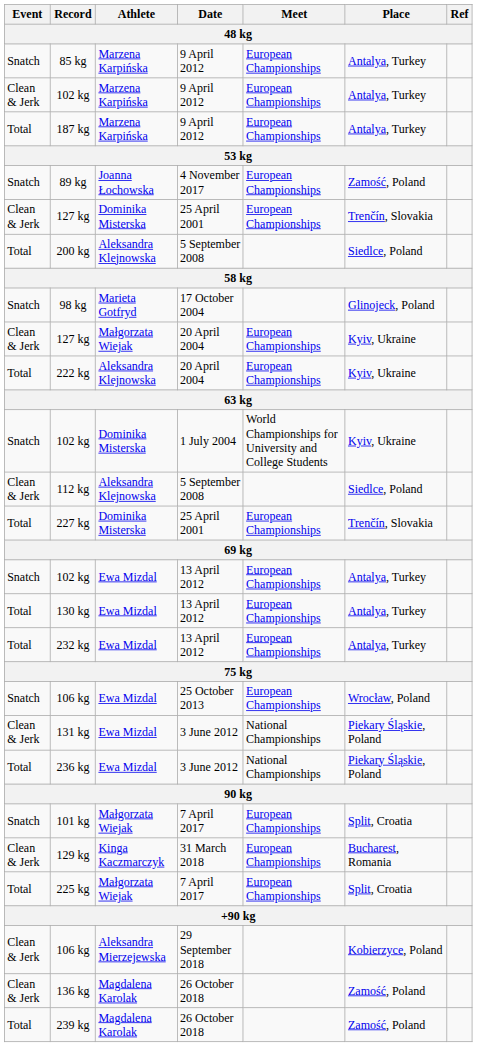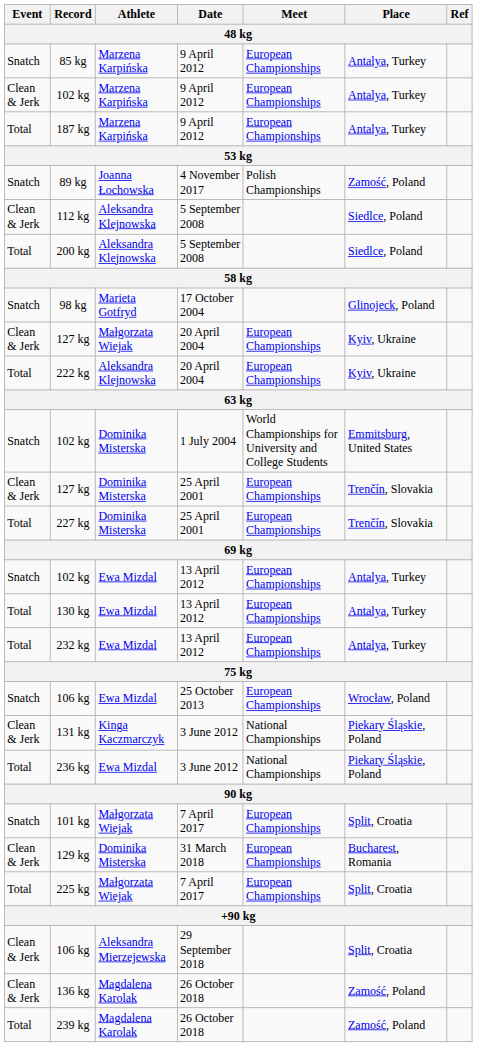(283, 183) European Championships -> (283, 183) Polish Championships
rows swapped: (73, 489) <-> (73, 217)
(382, 441) Kyiv, Ukraine -> (380, 441) Emmitsburg, United States
(128, 733) Ewa Mizdal -> (131, 733) Kinga Kaczmarczyk
(131, 854) Kinga Kaczmarczyk -> (122, 854) Dominika Misterska
(395, 949) Kobierzyce, Poland -> (380, 949) Split, Croatia
